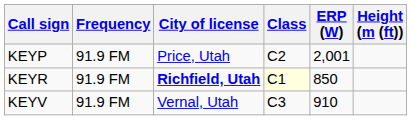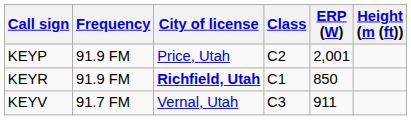(276, 79) lightyellow background -> (276, 79) no background
(103, 102) 91.9 FM -> (103, 102) 91.7 FM
(325, 102) 910 -> (325, 102) 911
